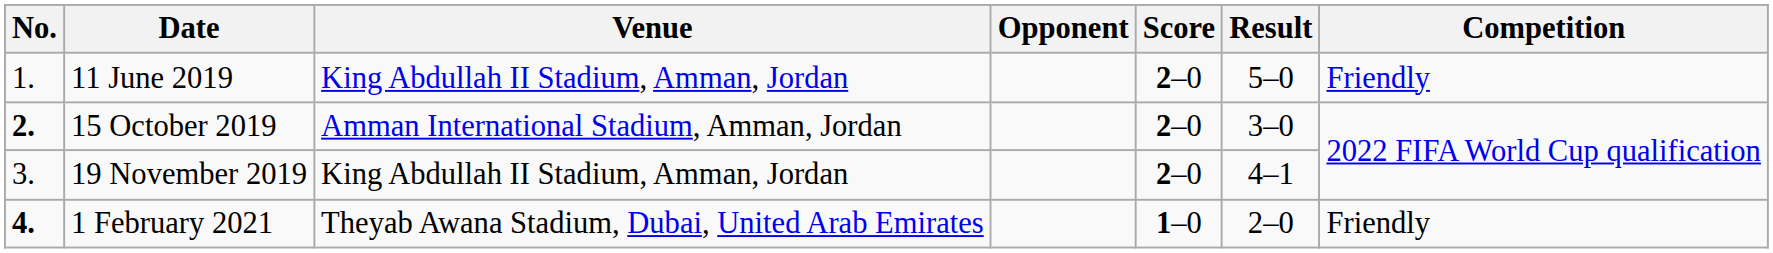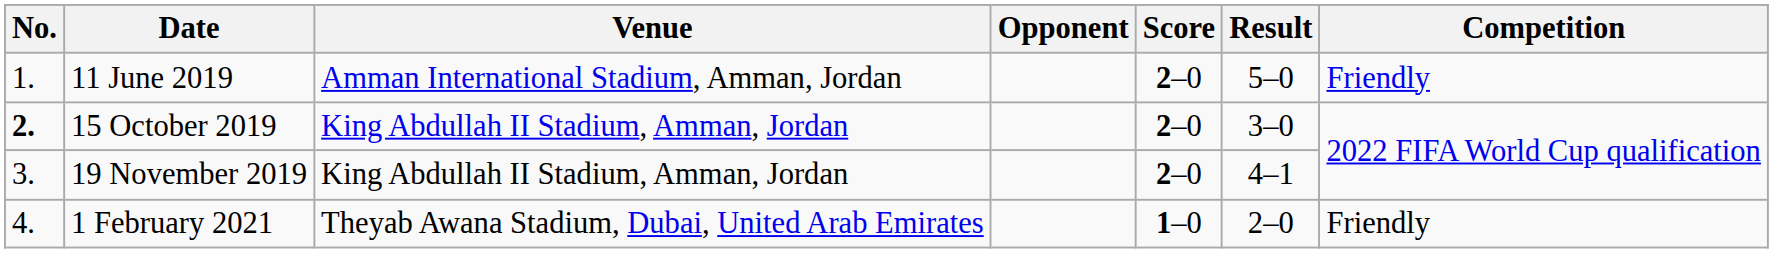(585, 77) King Abdullah II Stadium, Amman, Jordan -> (611, 77) Amman International Stadium, Amman, Jordan
(611, 125) Amman International Stadium, Amman, Jordan -> (585, 125) King Abdullah II Stadium, Amman, Jordan
(23, 222) bold -> (23, 222) normal
